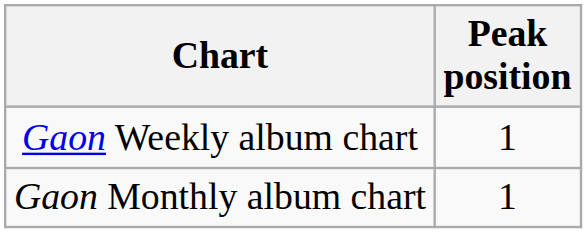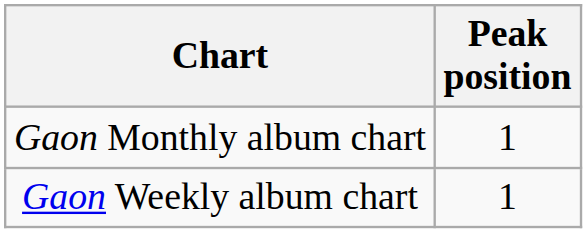rows swapped: (220, 136) <-> (220, 196)
